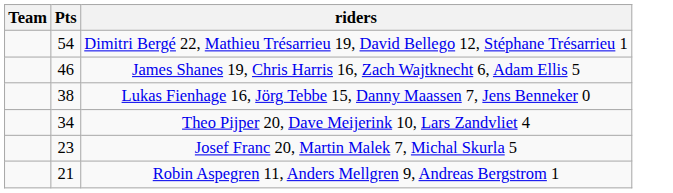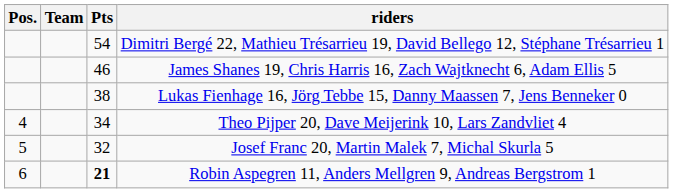+ column: (23, 17)
(66, 148) 23 -> (102, 148) 32
(66, 174) normal -> (102, 174) bold
